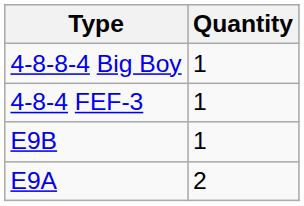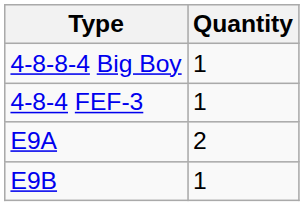rows swapped: (34, 180) <-> (34, 141)
